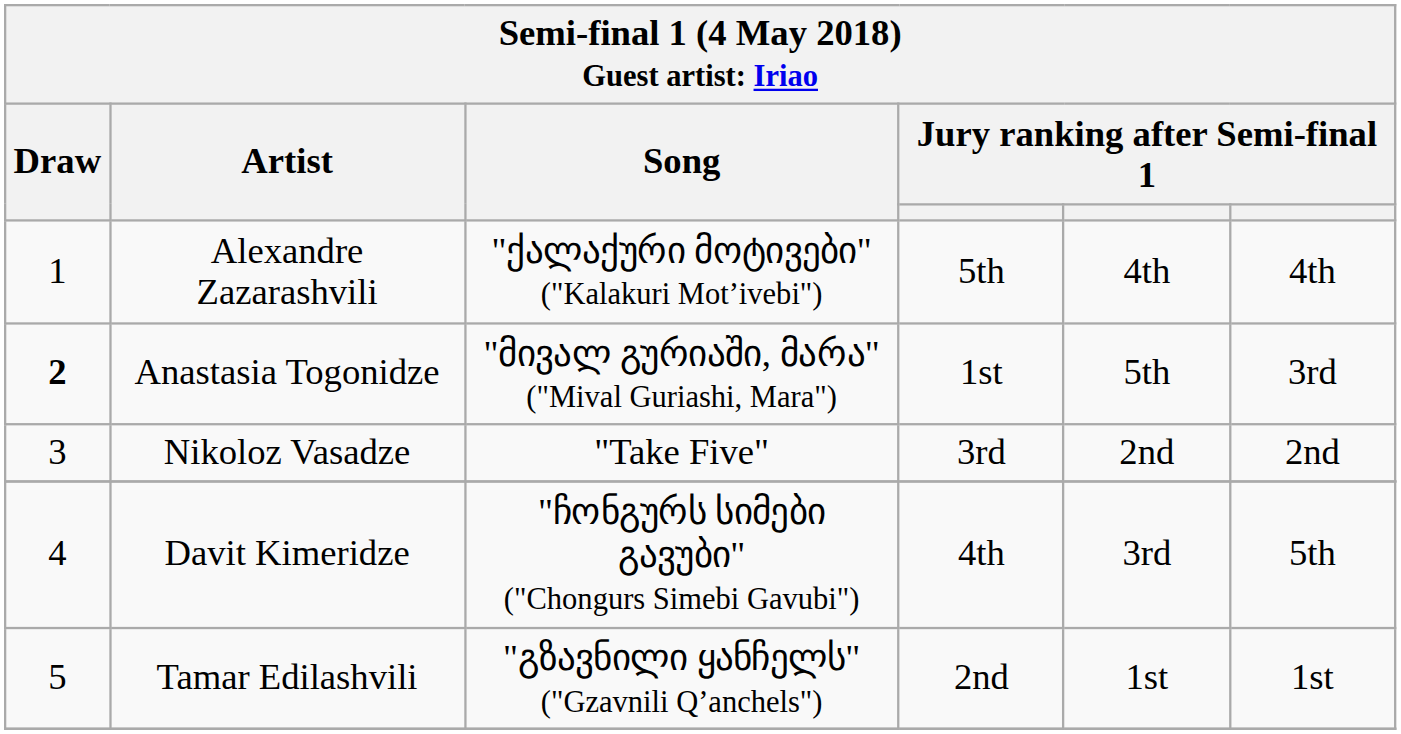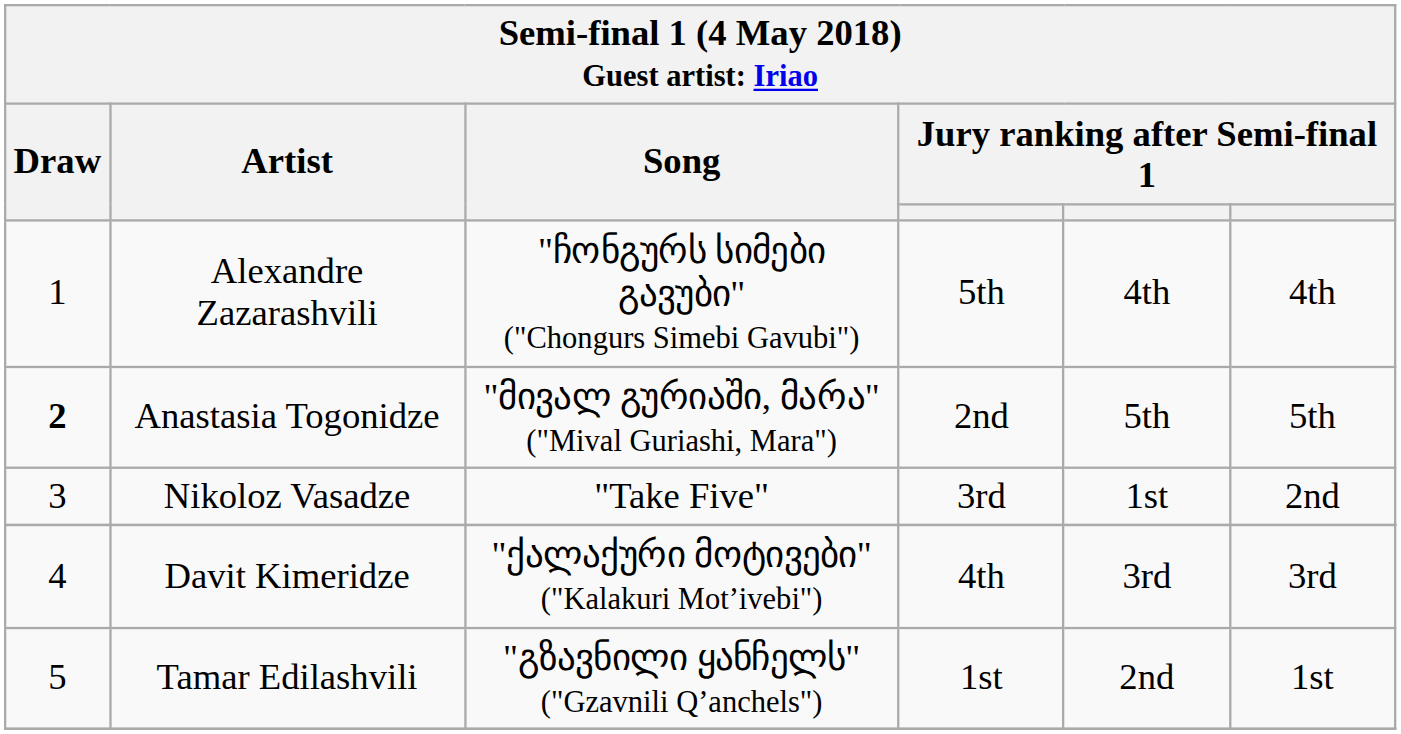(682, 272) "ქალაქური მოტივები" ("Kalakuri Mot’ivebi") -> (682, 293) "ჩონგურს სიმები გავუბი" ("Chongurs Simebi Gavubi")
(981, 372) 1st -> (981, 415) 2nd
(1312, 372) 3rd -> (1312, 415) 5th
(1147, 452) 2nd -> (1147, 495) 1st
(682, 555) "ჩონგურს სიმები გავუბი" ("Chongurs Simebi Gavubi") -> (682, 576) "ქალაქური მოტივები" ("Kalakuri Mot’ivebi")
(1312, 553) 5th -> (1312, 575) 3rd
(981, 677) 2nd -> (981, 677) 1st
(1147, 677) 1st -> (1147, 677) 2nd
